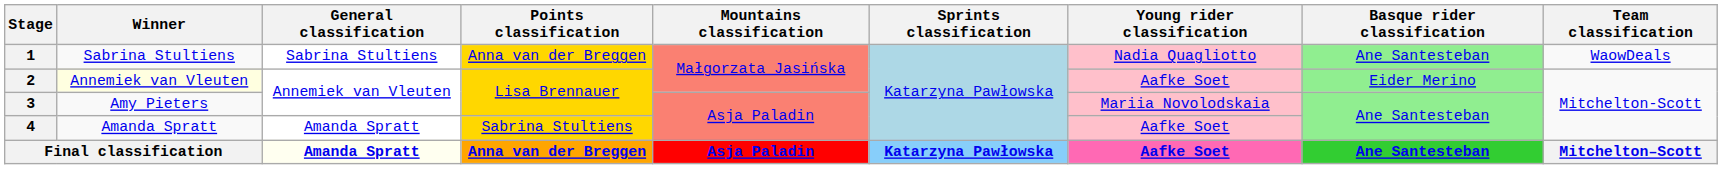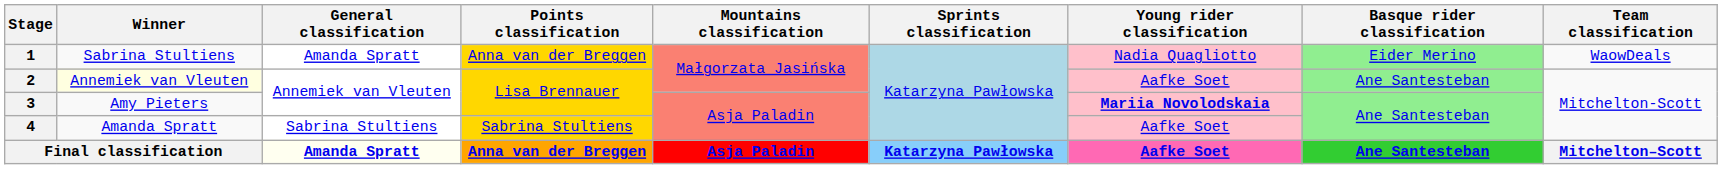(362, 57) Sabrina Stultiens -> (362, 57) Amanda Spratt
(1423, 57) Ane Santesteban -> (1423, 57) Eider Merino
(1423, 80) Eider Merino -> (1423, 80) Ane Santesteban
(1185, 104) normal -> (1185, 104) bold
(362, 128) Amanda Spratt -> (362, 128) Sabrina Stultiens
